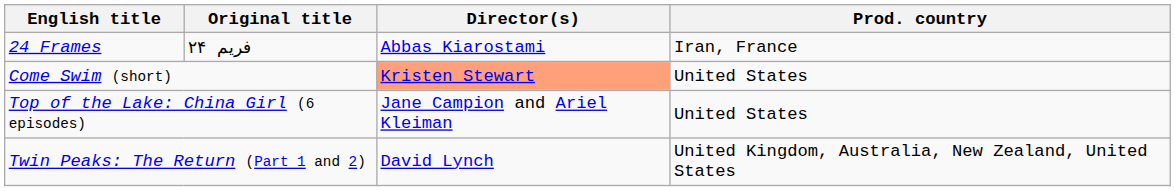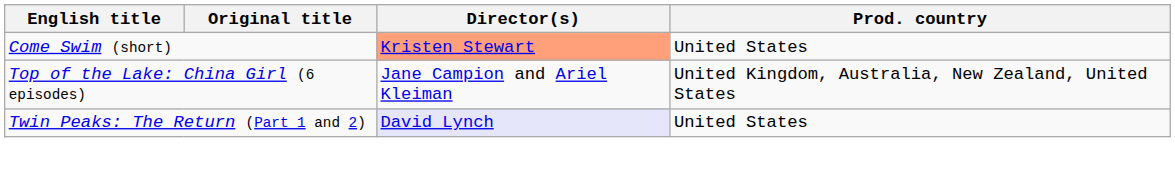- row: (55, 47)
(741, 114) United States -> (911, 84) United Kingdom, Australia, New Zealand, United States
(437, 162) no background -> (437, 122) lavender background
(911, 162) United Kingdom, Australia, New Zealand, United States -> (741, 122) United States
